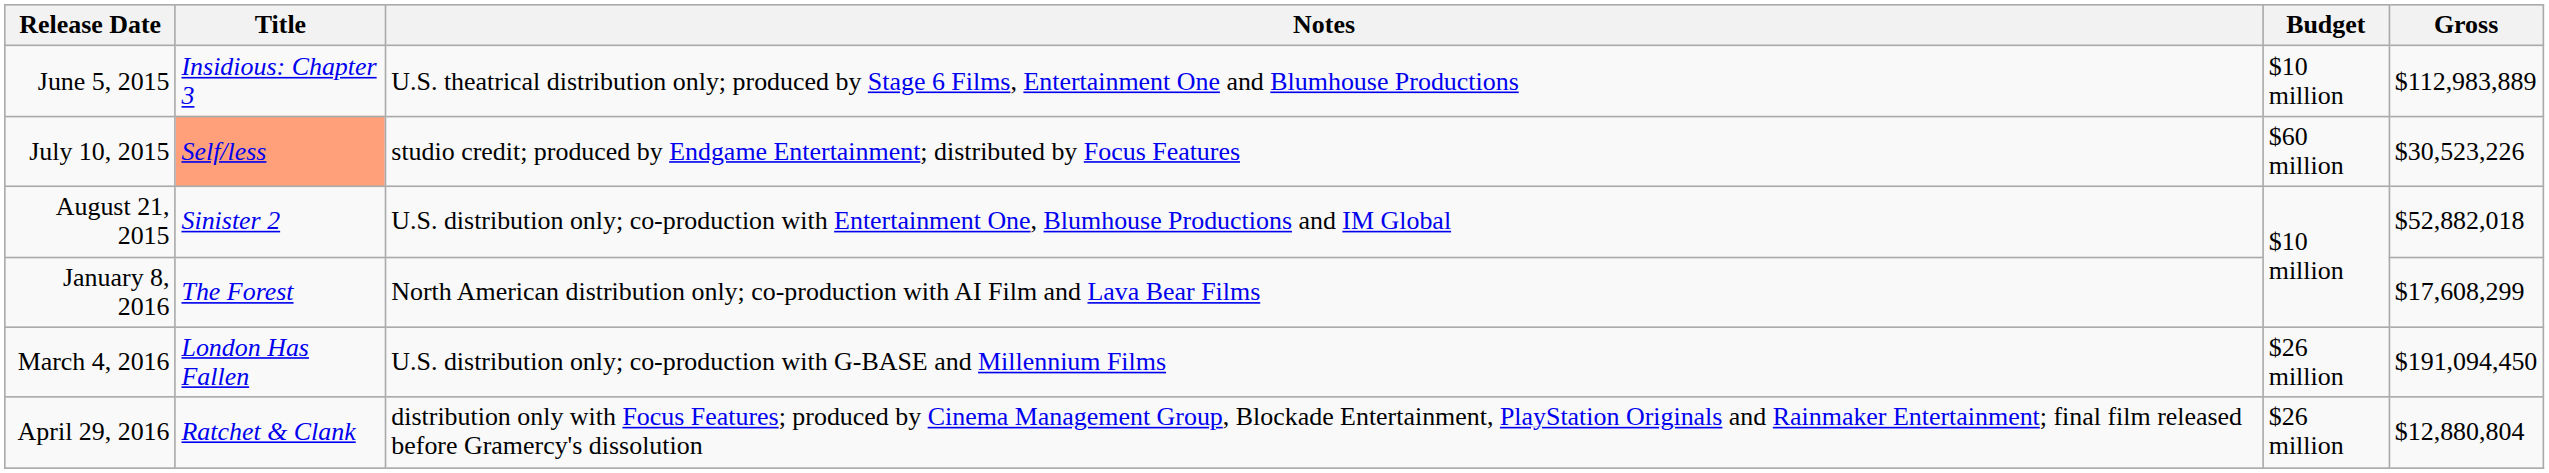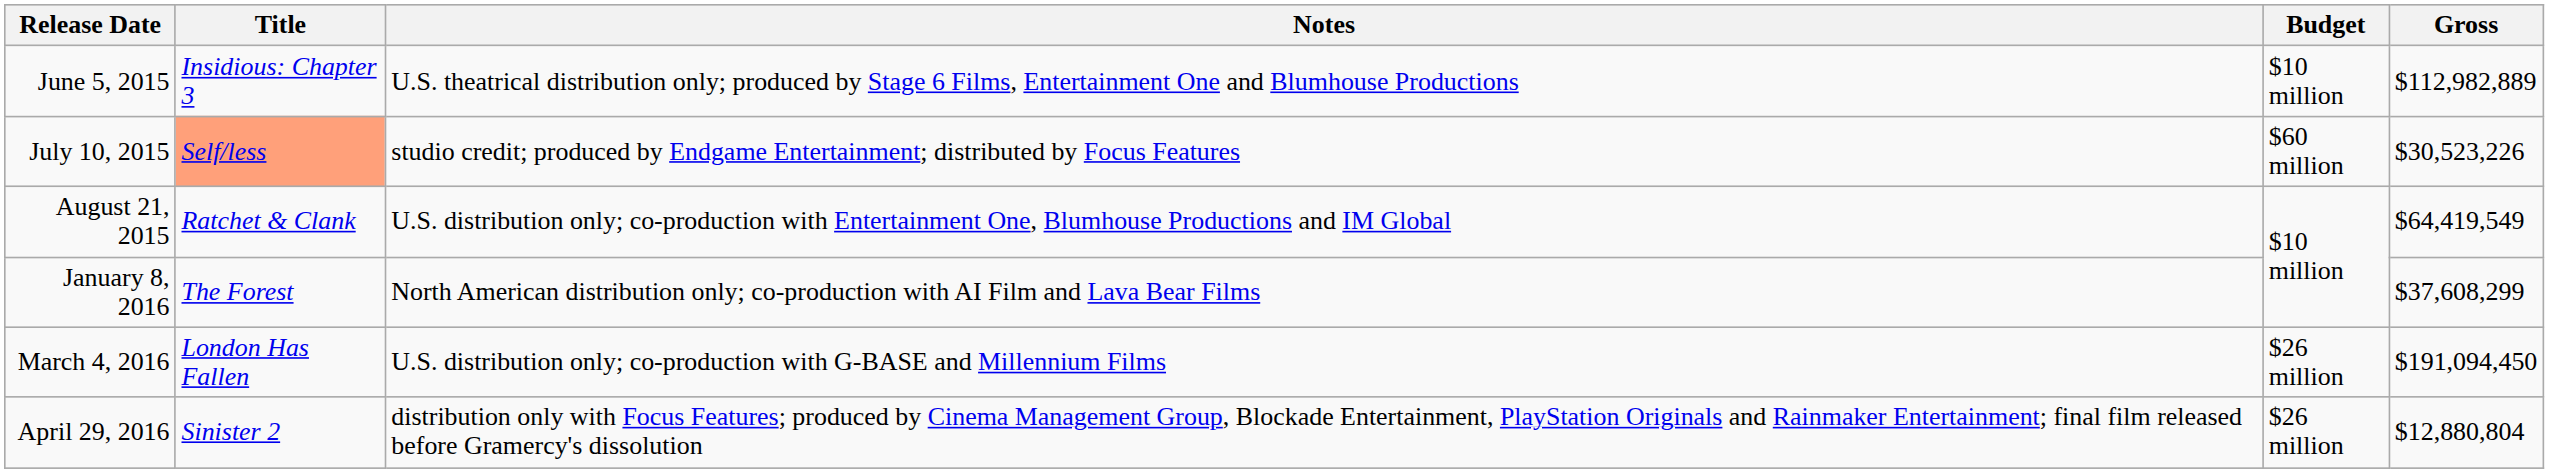(2466, 80) $112,983,889 -> (2466, 80) $112,982,889
(231, 221) Sinister 2 -> (269, 221) Ratchet & Clank
(2460, 221) $52,882,018 -> (2460, 221) $64,419,549
(2460, 291) $17,608,299 -> (2460, 291) $37,608,299
(269, 432) Ratchet & Clank -> (231, 432) Sinister 2
